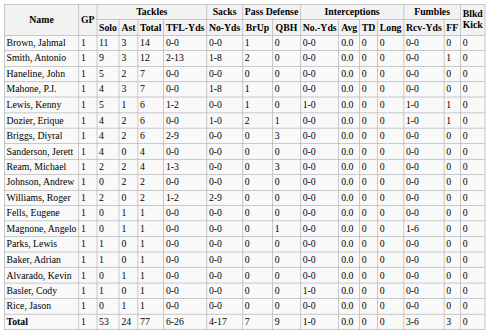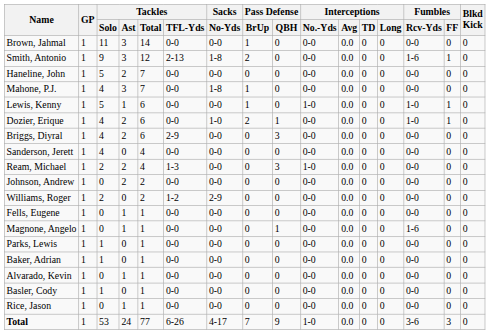(412, 58) 0-0 -> (412, 58) 1-6
(172, 105) 1-2 -> (172, 105) 0-0
(309, 167) 0-0 -> (309, 167) 1-0
(309, 290) 1-0 -> (309, 290) 0-0
